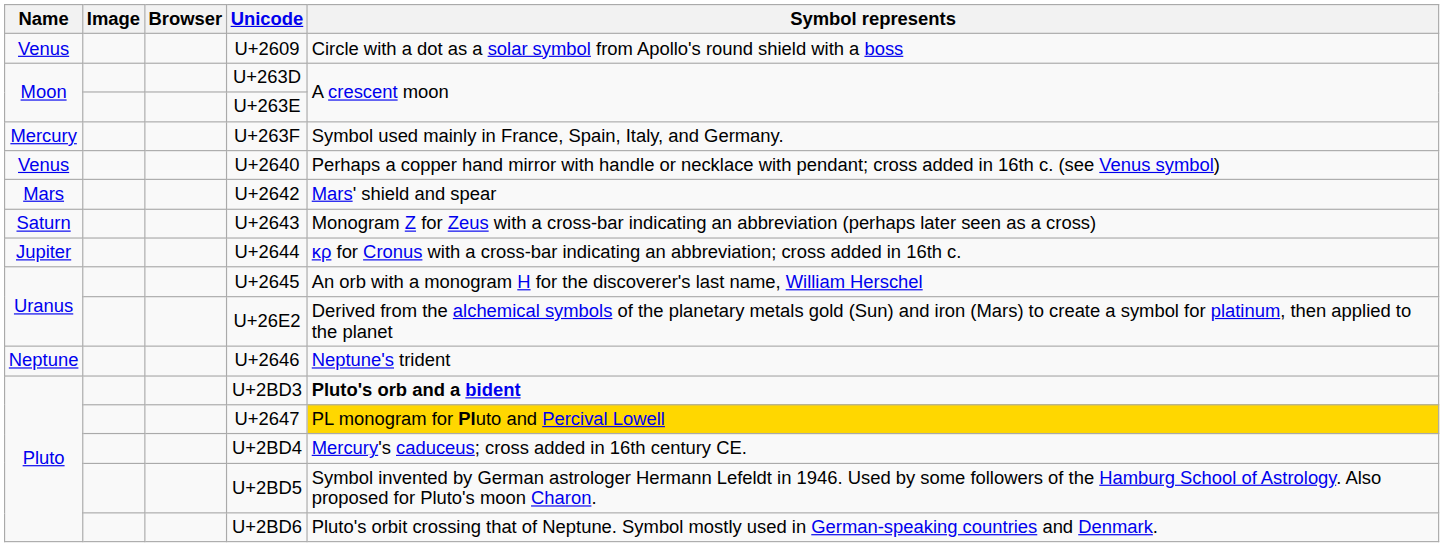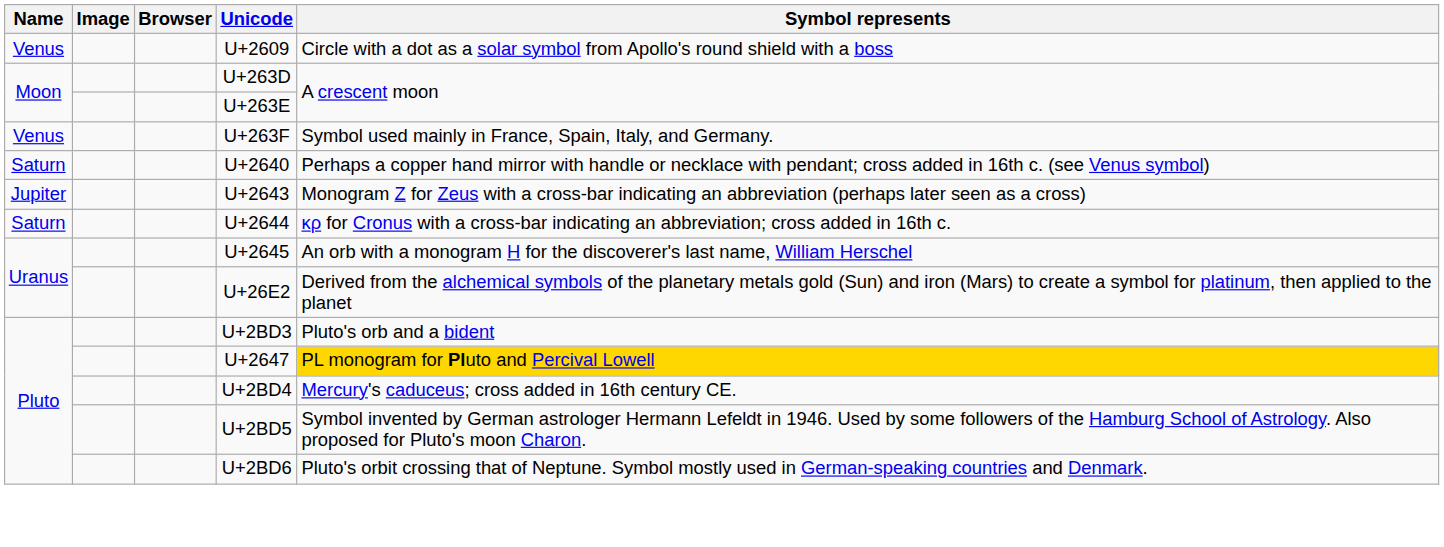(44, 135) Mercury -> (38, 135) Venus
(44, 164) Venus -> (38, 164) Saturn
- row: (267, 194)
(44, 223) Saturn -> (38, 194) Jupiter
(44, 252) Jupiter -> (38, 223) Saturn
- row: (267, 360)
(416, 389) bold -> (398, 331) normal
